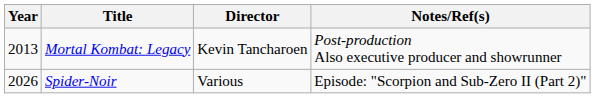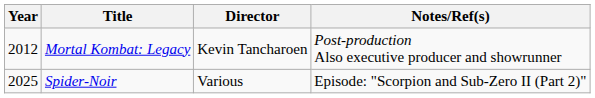(23, 48) 2013 -> (23, 48) 2012
(23, 81) 2026 -> (23, 81) 2025
